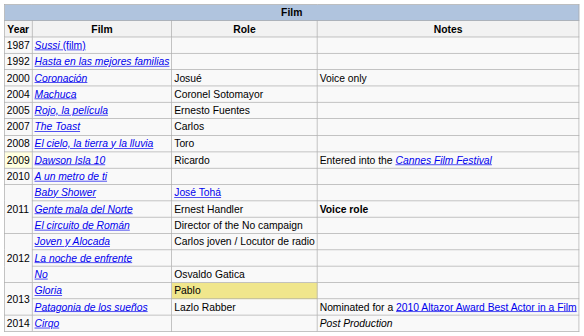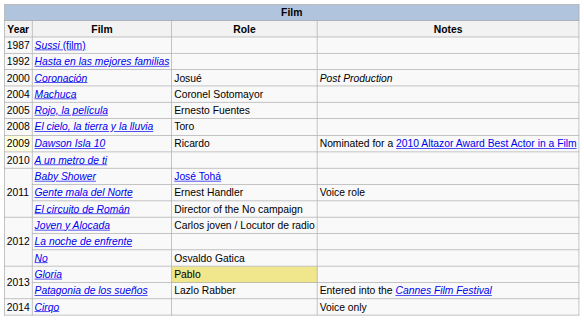(343, 78) Voice only -> (356, 78) Post Production
- row: (57, 127)
(406, 160) Entered into the Cannes Film Festival -> (448, 144) Nominated for a 2010 Altazor Award Best Actor in a Film
(344, 209) bold -> (342, 193) normal
(448, 307) Nominated for a 2010 Altazor Award Best Actor in a Film -> (406, 291) Entered into the Cannes Film Festival
(356, 324) Post Production -> (343, 307) Voice only
